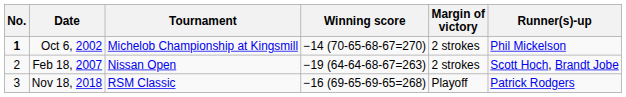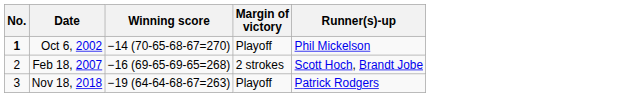- column: (203, 21)
(456, 46) 2 strokes -> (254, 46) Playoff
(365, 65) −19 (64-64-68-67=263) -> (169, 65) −16 (69-65-69-65=268)
(365, 84) −16 (69-65-69-65=268) -> (169, 84) −19 (64-64-68-67=263)
